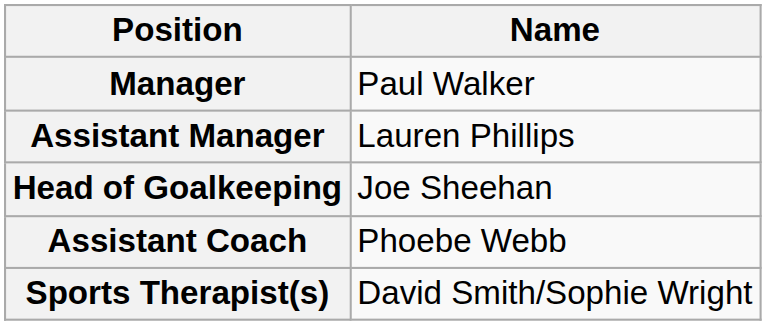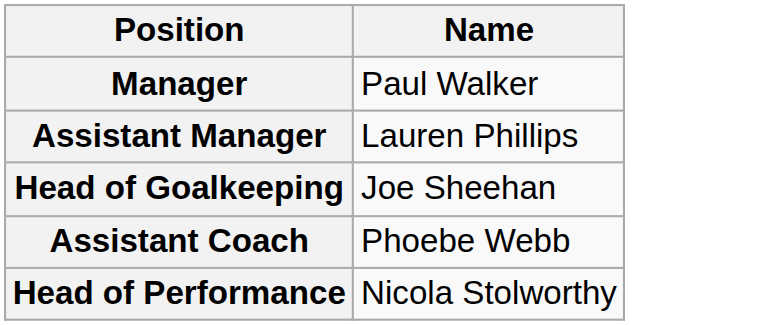+ row: (179, 293)
- row: (177, 293)
